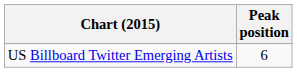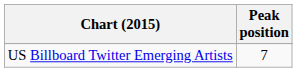(264, 55) 6 -> (264, 55) 7
